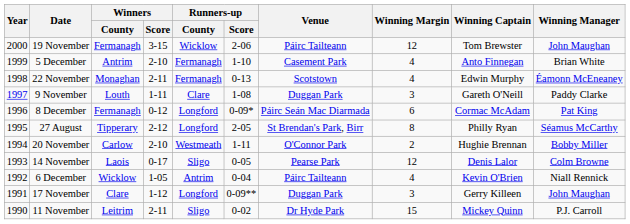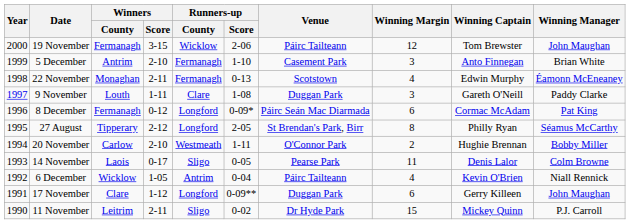(412, 62) 4 -> (412, 62) 3
(412, 161) 12 -> (412, 161) 11
(412, 194) 3 -> (412, 194) 6
